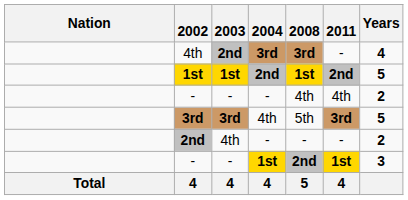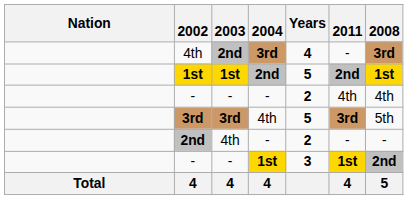columns swapped: (304, 31) <-> (381, 23)
